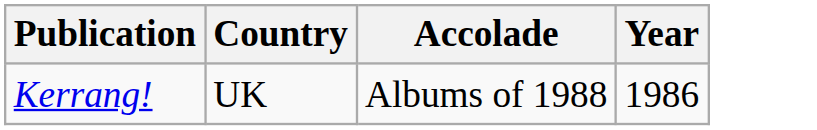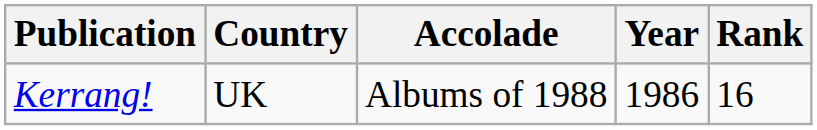+ column: (760, 34)
